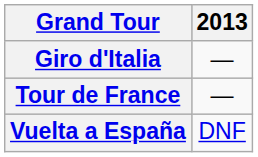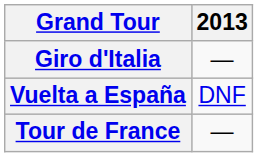rows swapped: (98, 95) <-> (98, 132)
